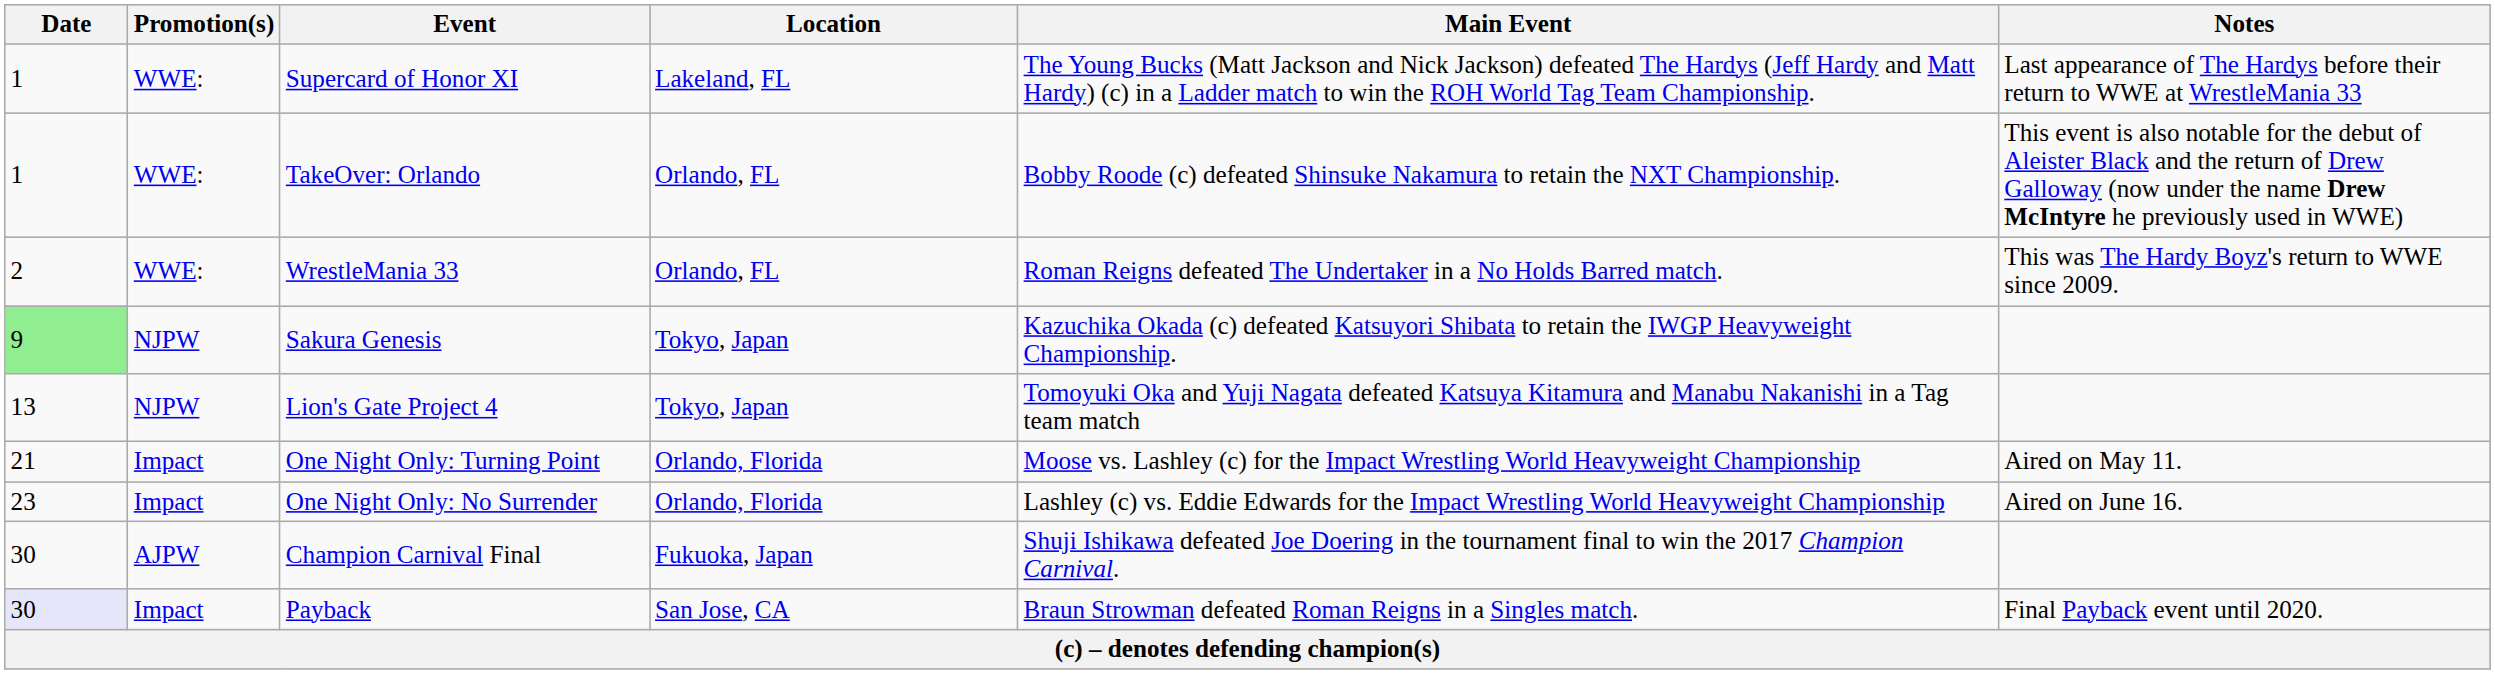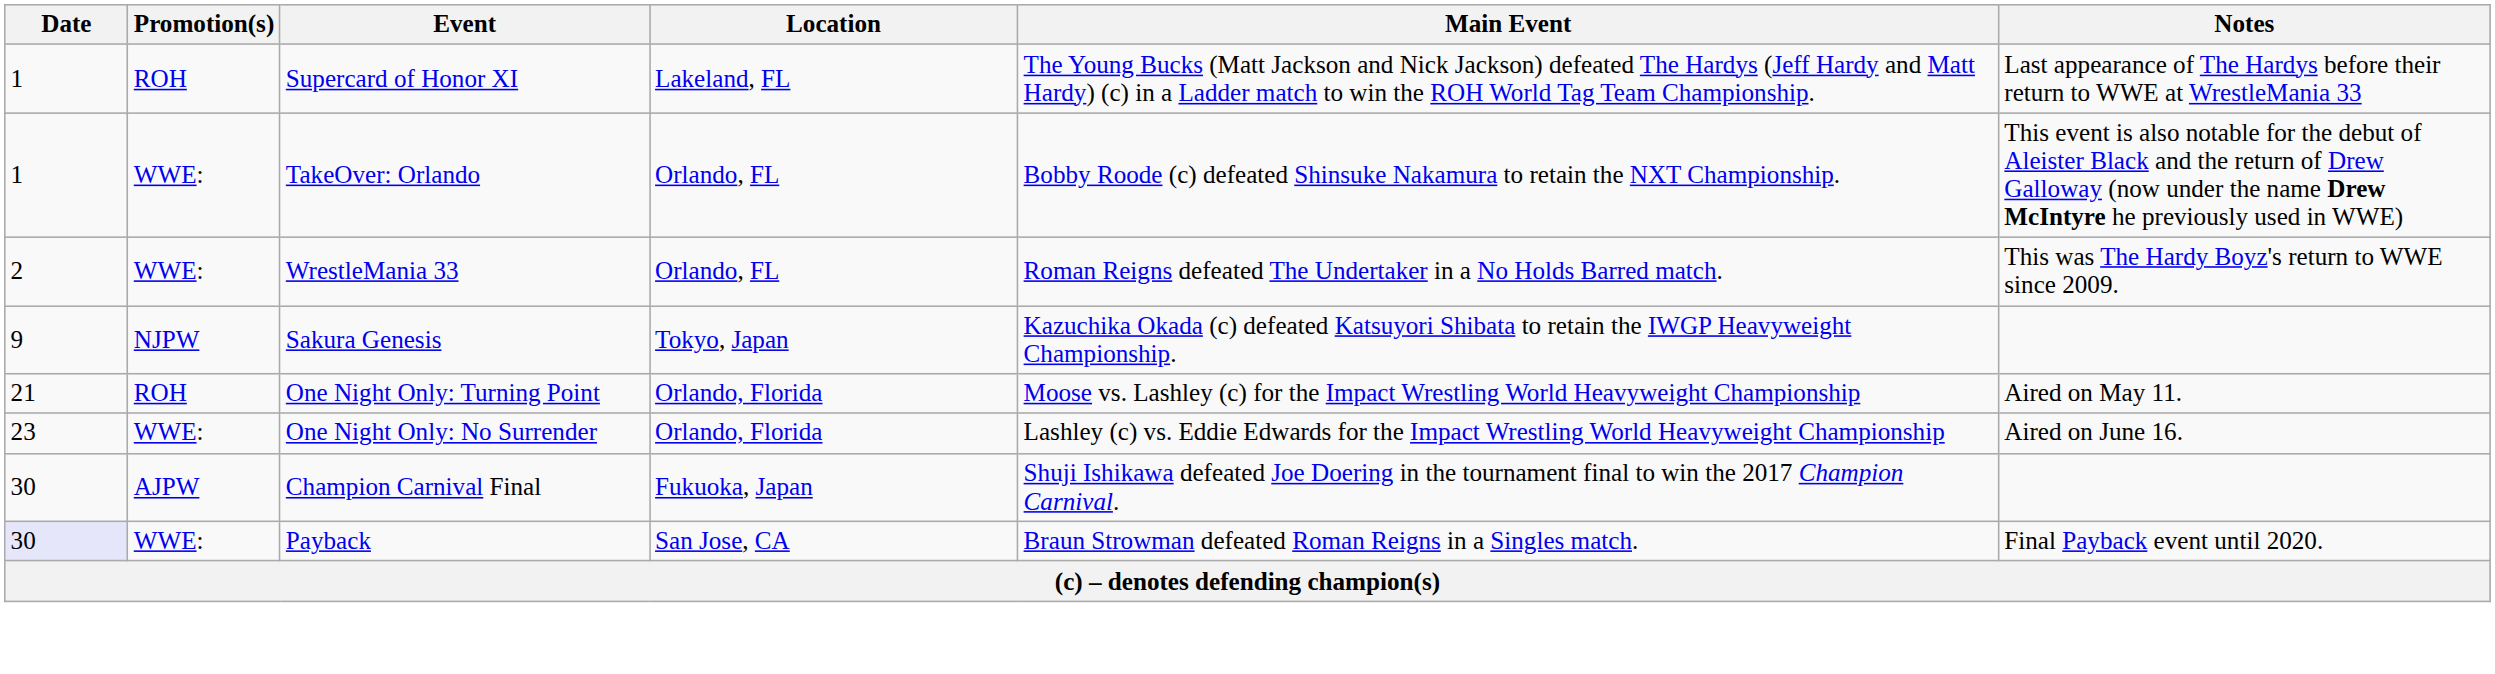(169, 78) WWE: -> (160, 78) ROH
(17, 339) lightgreen background -> (17, 339) no background
- row: (392, 407)
(169, 461) Impact -> (160, 393) ROH
(169, 501) Impact -> (169, 433) WWE:
(169, 609) Impact -> (169, 540) WWE:
